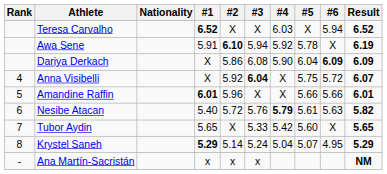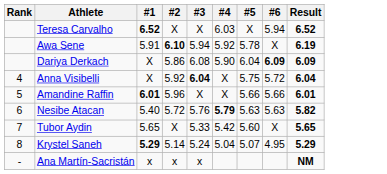- column: (166, 12)
(363, 78) 6.07 -> (306, 78) 6.04
(308, 111) 5.61 -> (250, 111) 5.63
